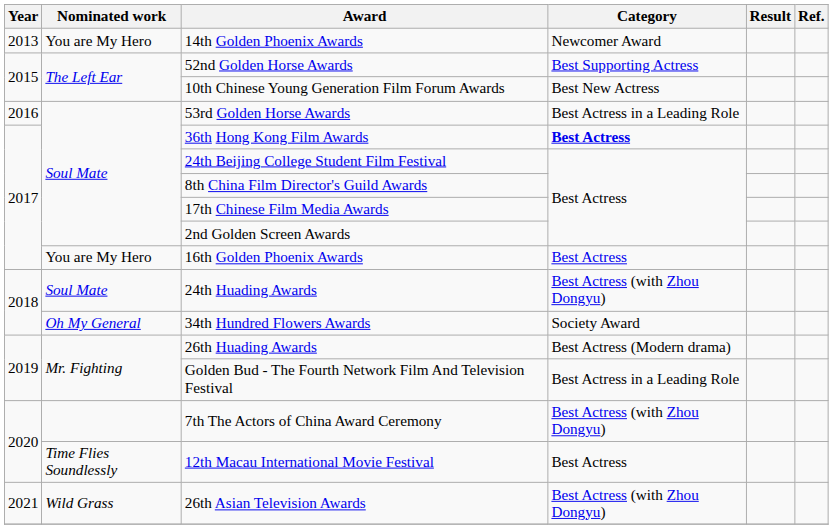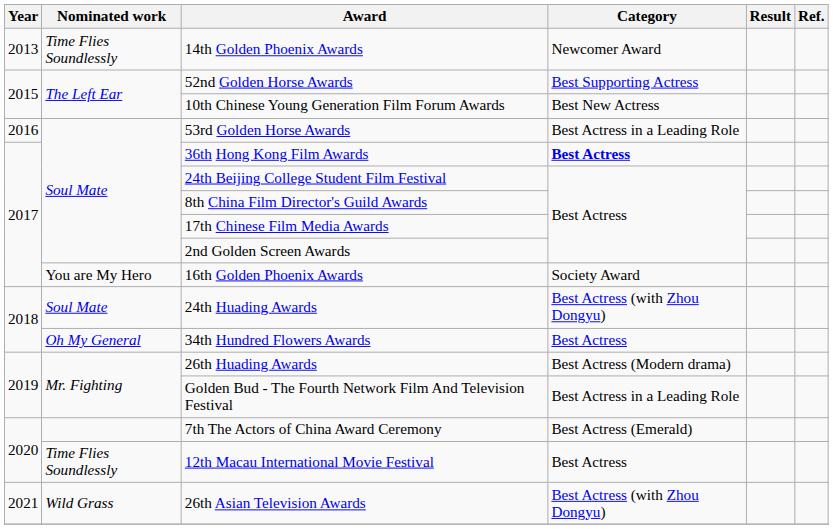(98, 40) You are My Hero -> (81, 49) Time Flies Soundlessly
(589, 257) Best Actress -> (596, 274) Society Award
(596, 322) Society Award -> (589, 340) Best Actress
(625, 420) Best Actress (with Zhou Dongyu) -> (622, 429) Best Actress (Emerald)
